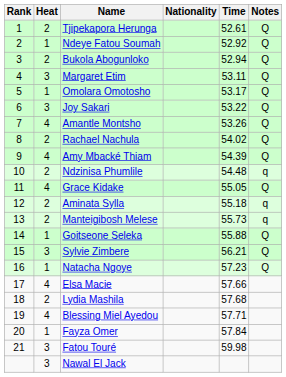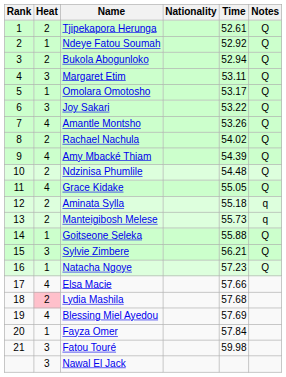(265, 172) q -> (265, 172) Q
(47, 300) no background -> (47, 300) pink background
(234, 316) 57.71 -> (234, 316) 57.69
